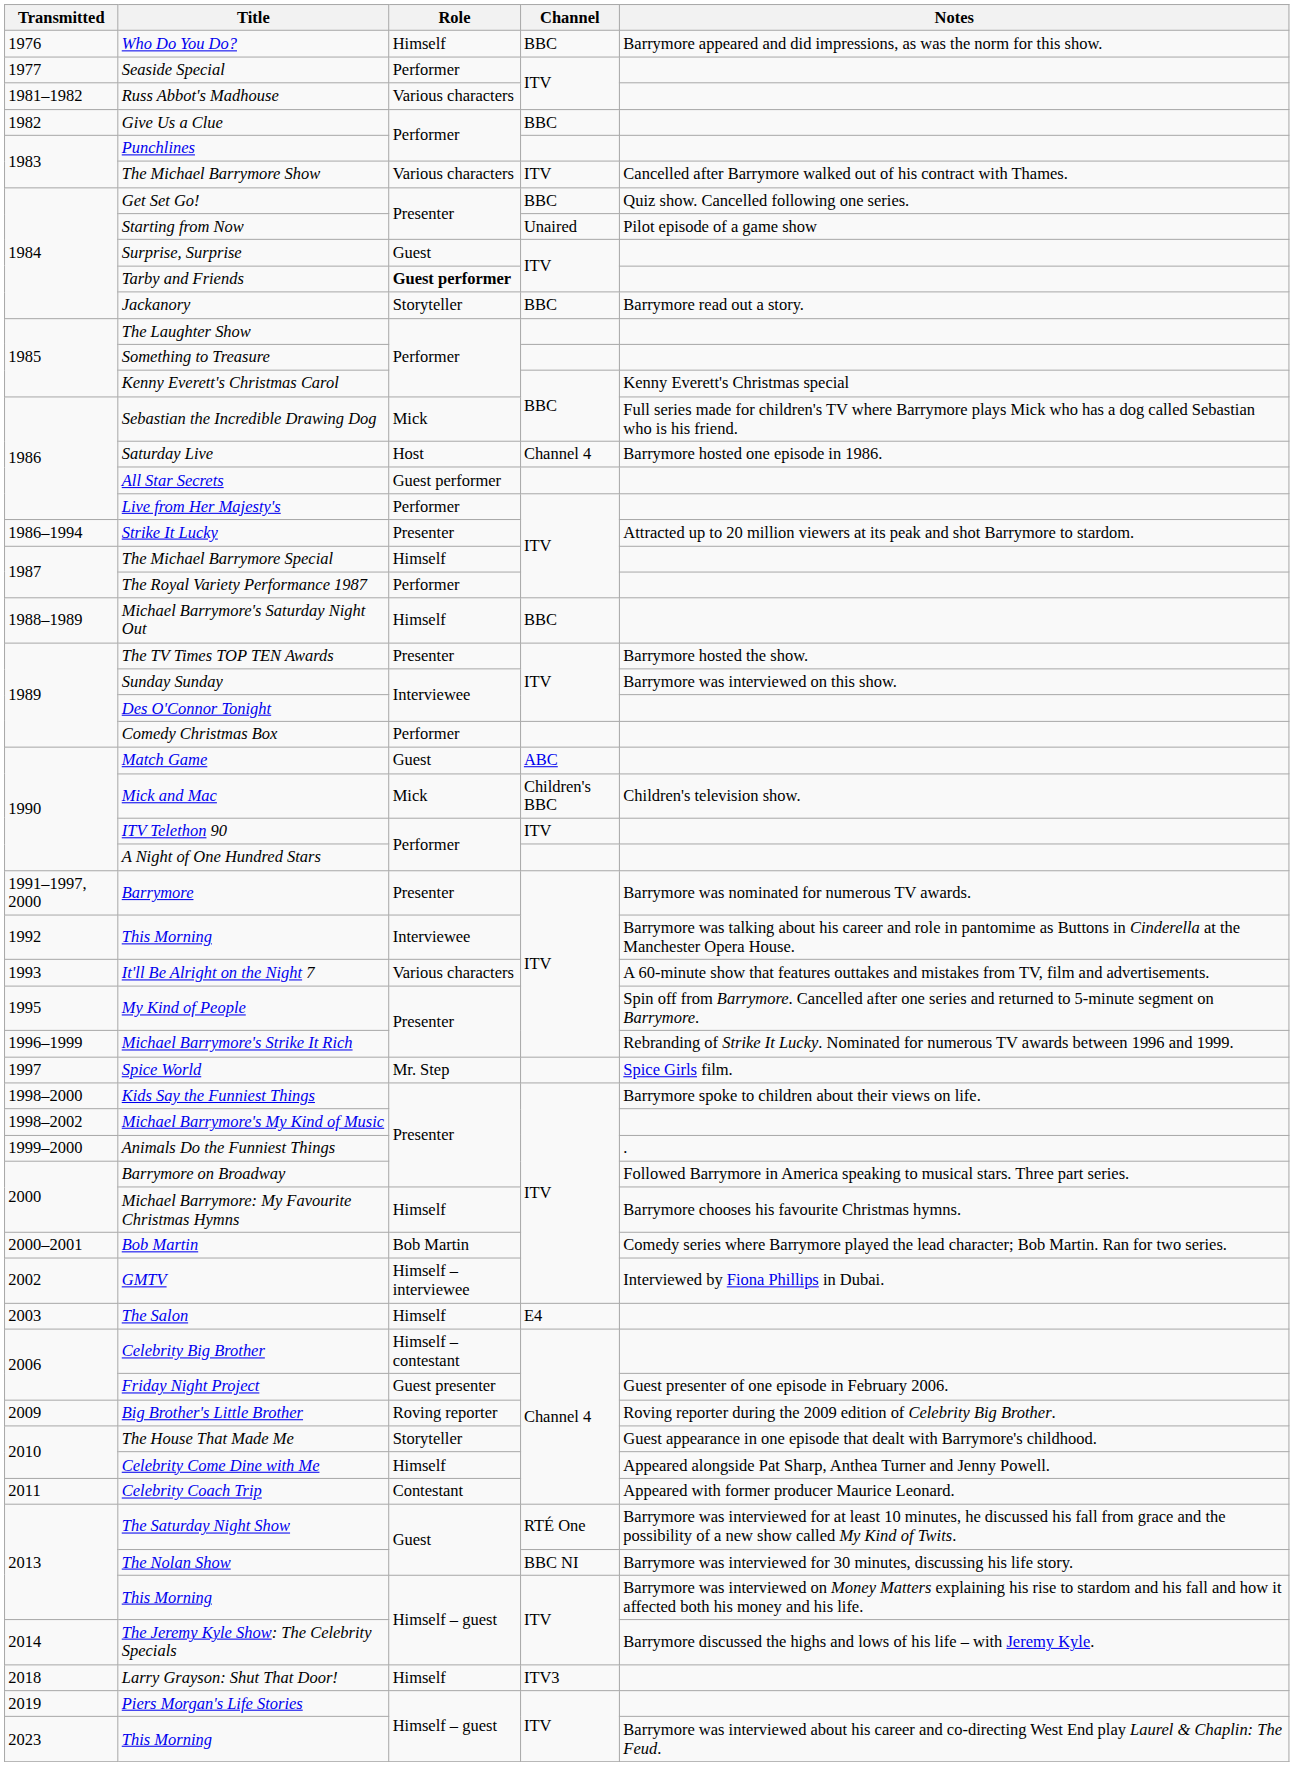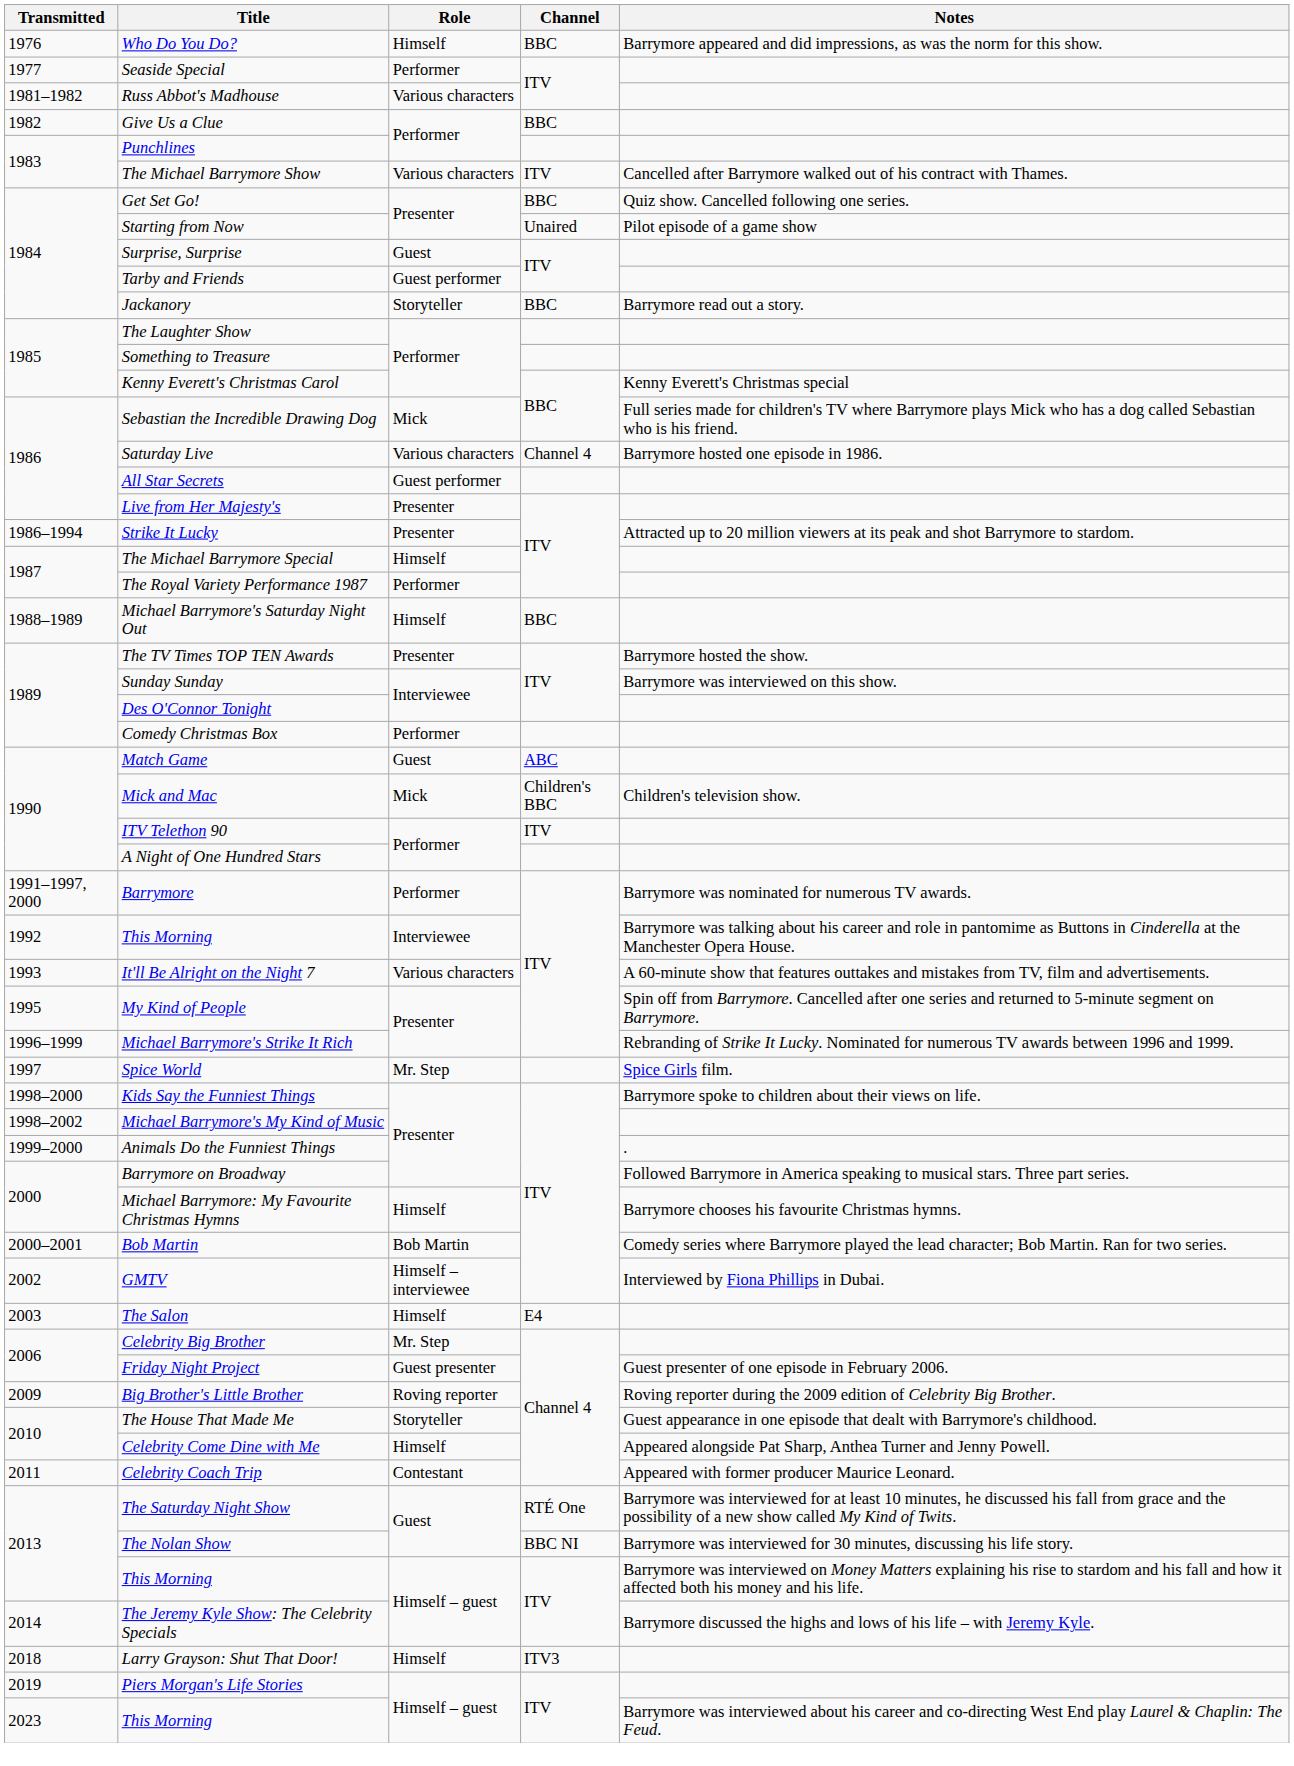(452, 278) bold -> (447, 278) normal
(408, 454) Host -> (453, 454) Various characters
(426, 506) Performer -> (423, 506) Presenter
(423, 892) Presenter -> (426, 892) Performer
(426, 1351) Himself – contestant -> (421, 1342) Mr. Step
